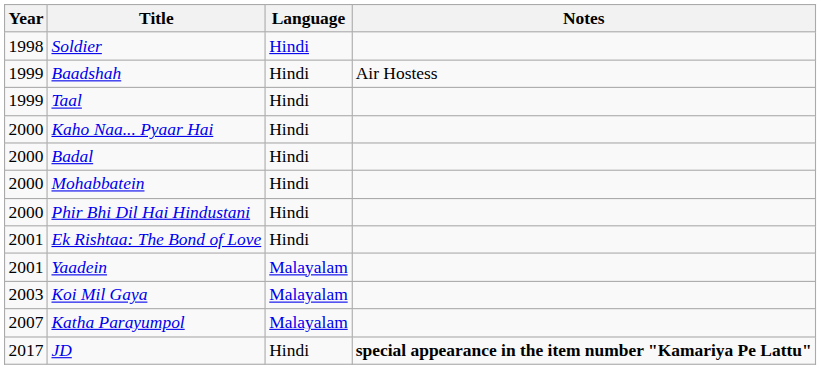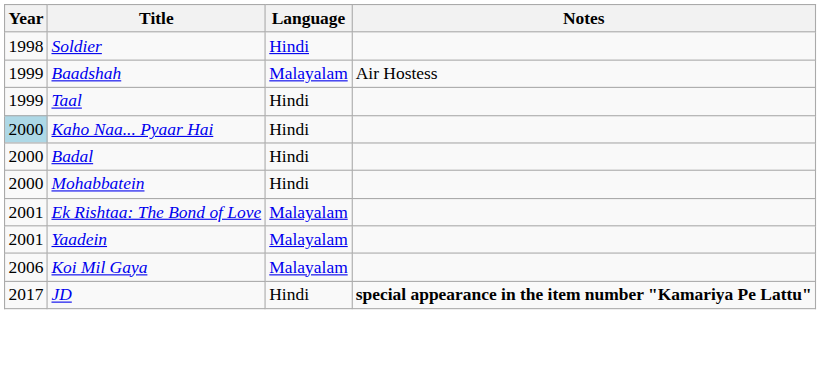(289, 73) Hindi -> (308, 73) Malayalam
(26, 128) no background -> (26, 128) lightblue background
- row: (151, 211)
(289, 239) Hindi -> (308, 211) Malayalam
(26, 294) 2003 -> (26, 267) 2006
- row: (118, 322)
